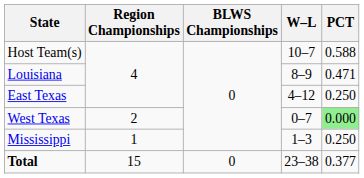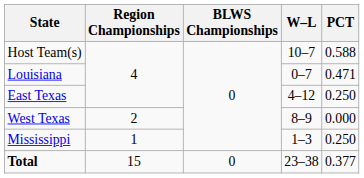(301, 74) 8–9 -> (301, 74) 0–7
(301, 118) 0–7 -> (301, 118) 8–9
(340, 118) lightgreen background -> (340, 118) no background
